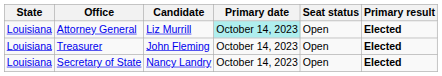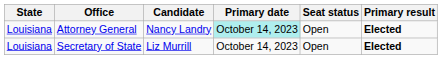(169, 29) Liz Murrill -> (179, 29) Nancy Landry
- row: (80, 46)
(179, 63) Nancy Landry -> (169, 46) Liz Murrill
